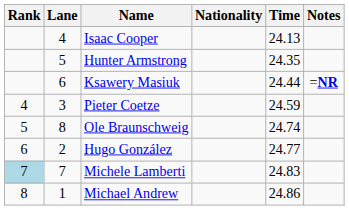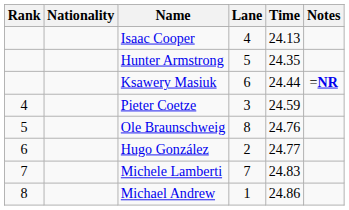columns swapped: (62, 15) <-> (229, 15)
(285, 127) 24.74 -> (285, 127) 24.76
(24, 171) lightblue background -> (24, 171) no background
